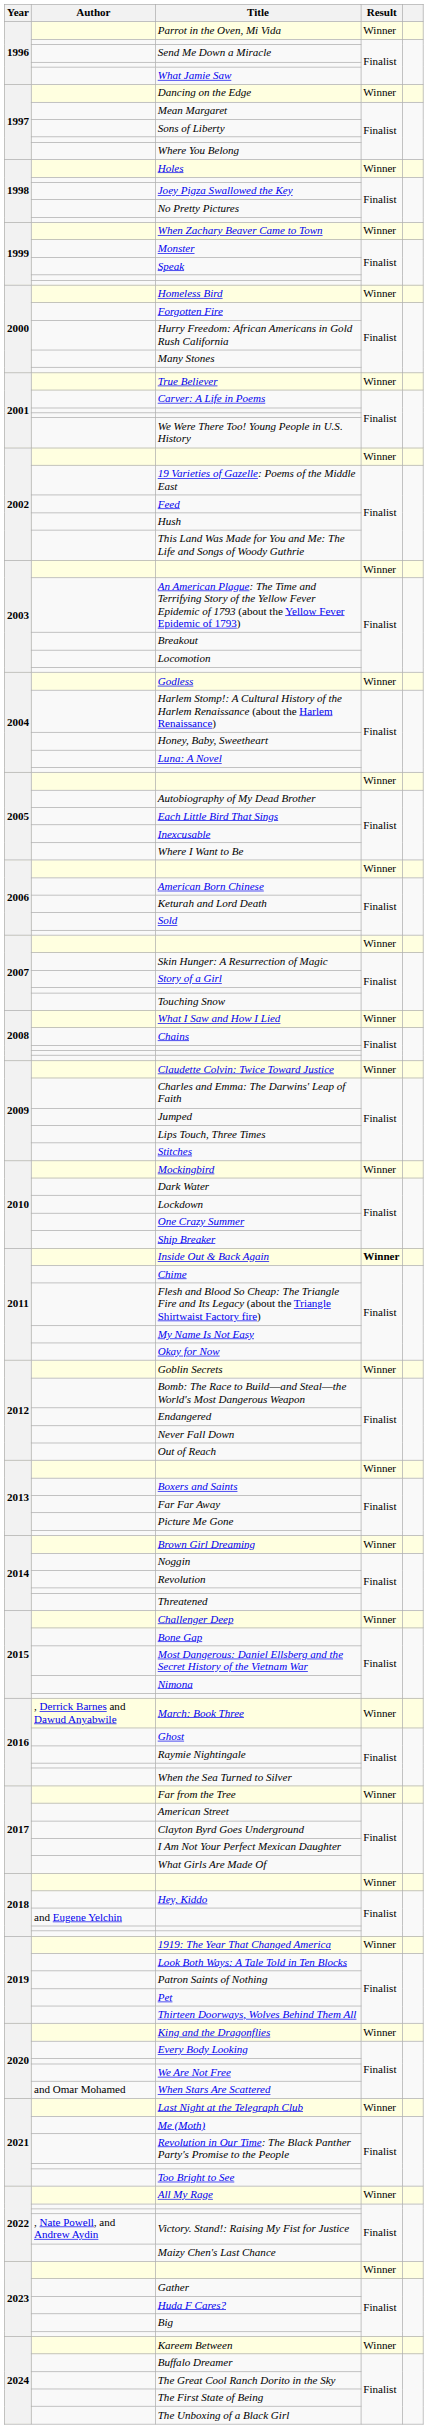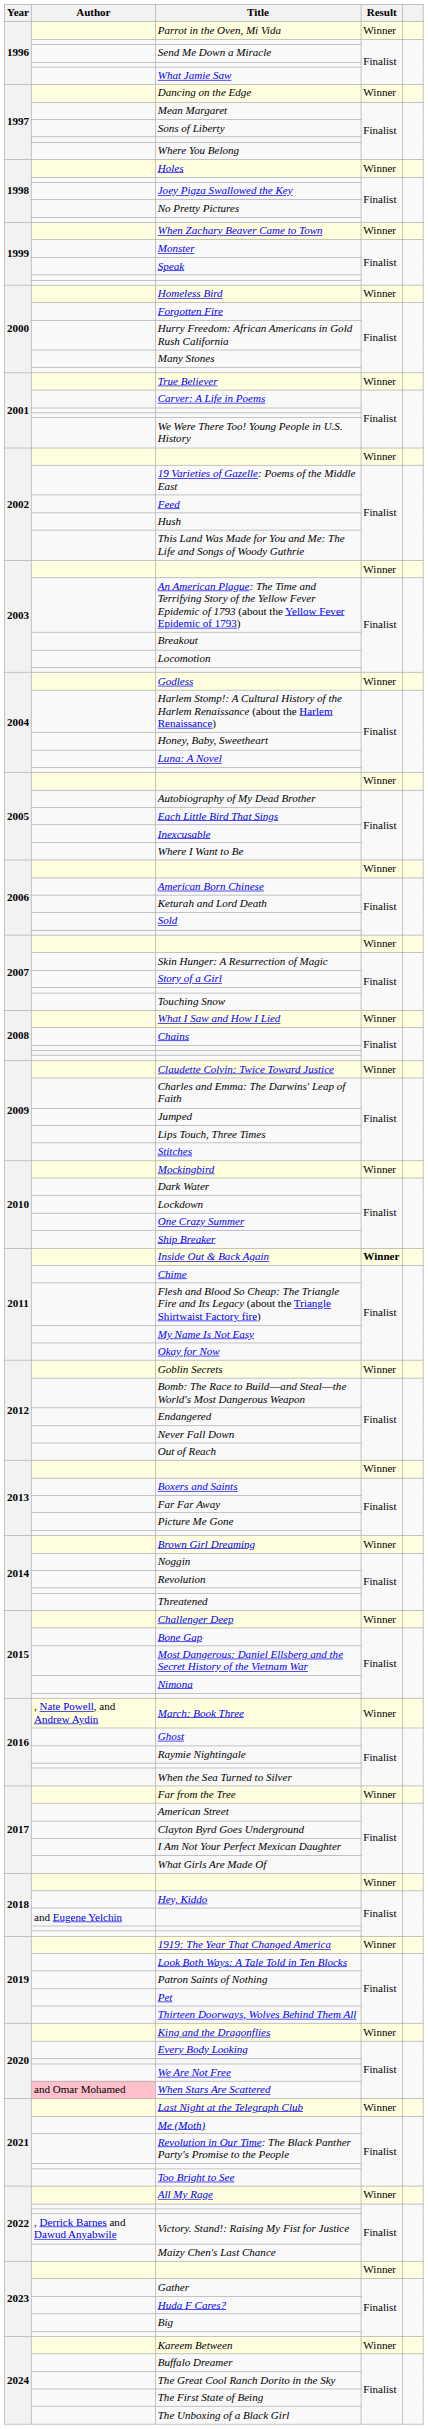(80, 1713) , Derrick Barnes and Dawud Anyabwile -> (75, 1713) , Nate Powell, and Andrew Aydin
(80, 2090) no background -> (80, 2090) pink background
(75, 2229) , Nate Powell, and Andrew Aydin -> (80, 2229) , Derrick Barnes and Dawud Anyabwile
